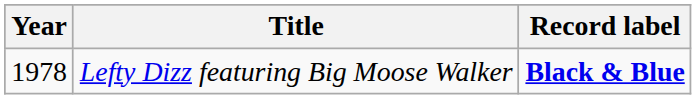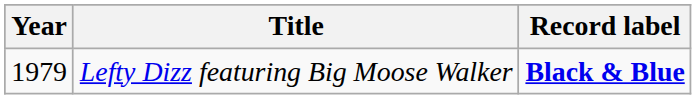(39, 70) 1978 -> (39, 70) 1979
